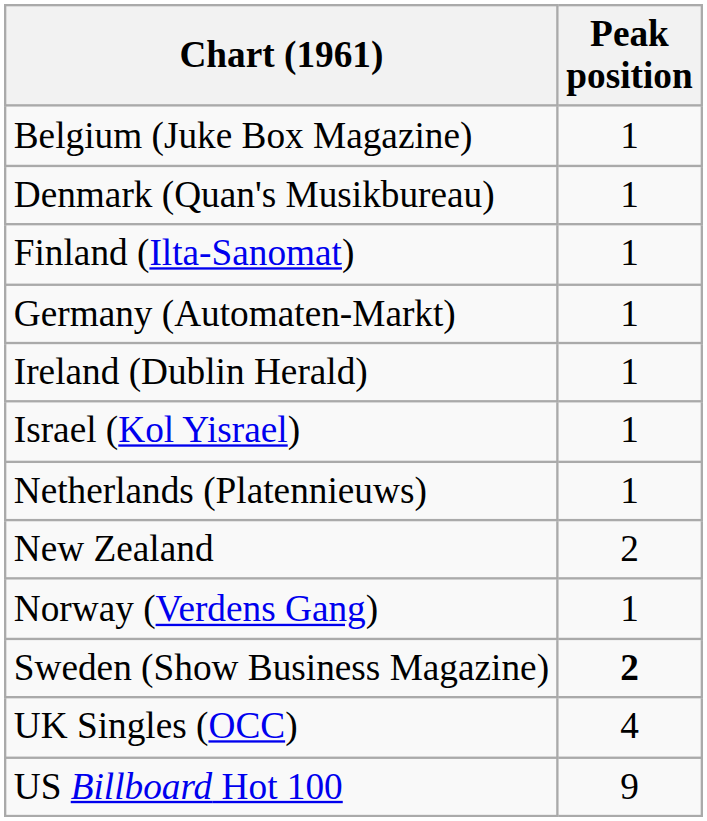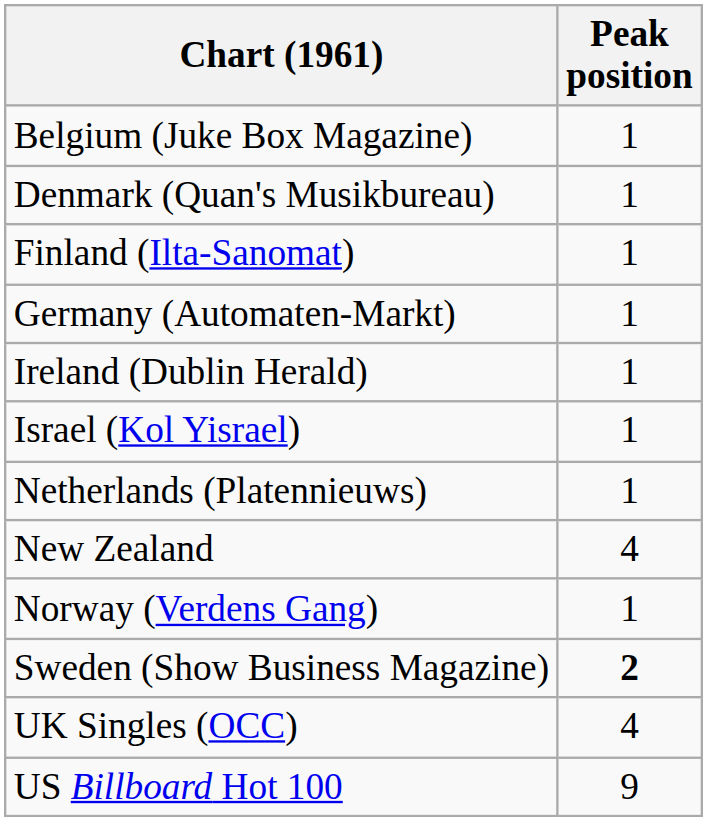(629, 548) 2 -> (629, 548) 4
